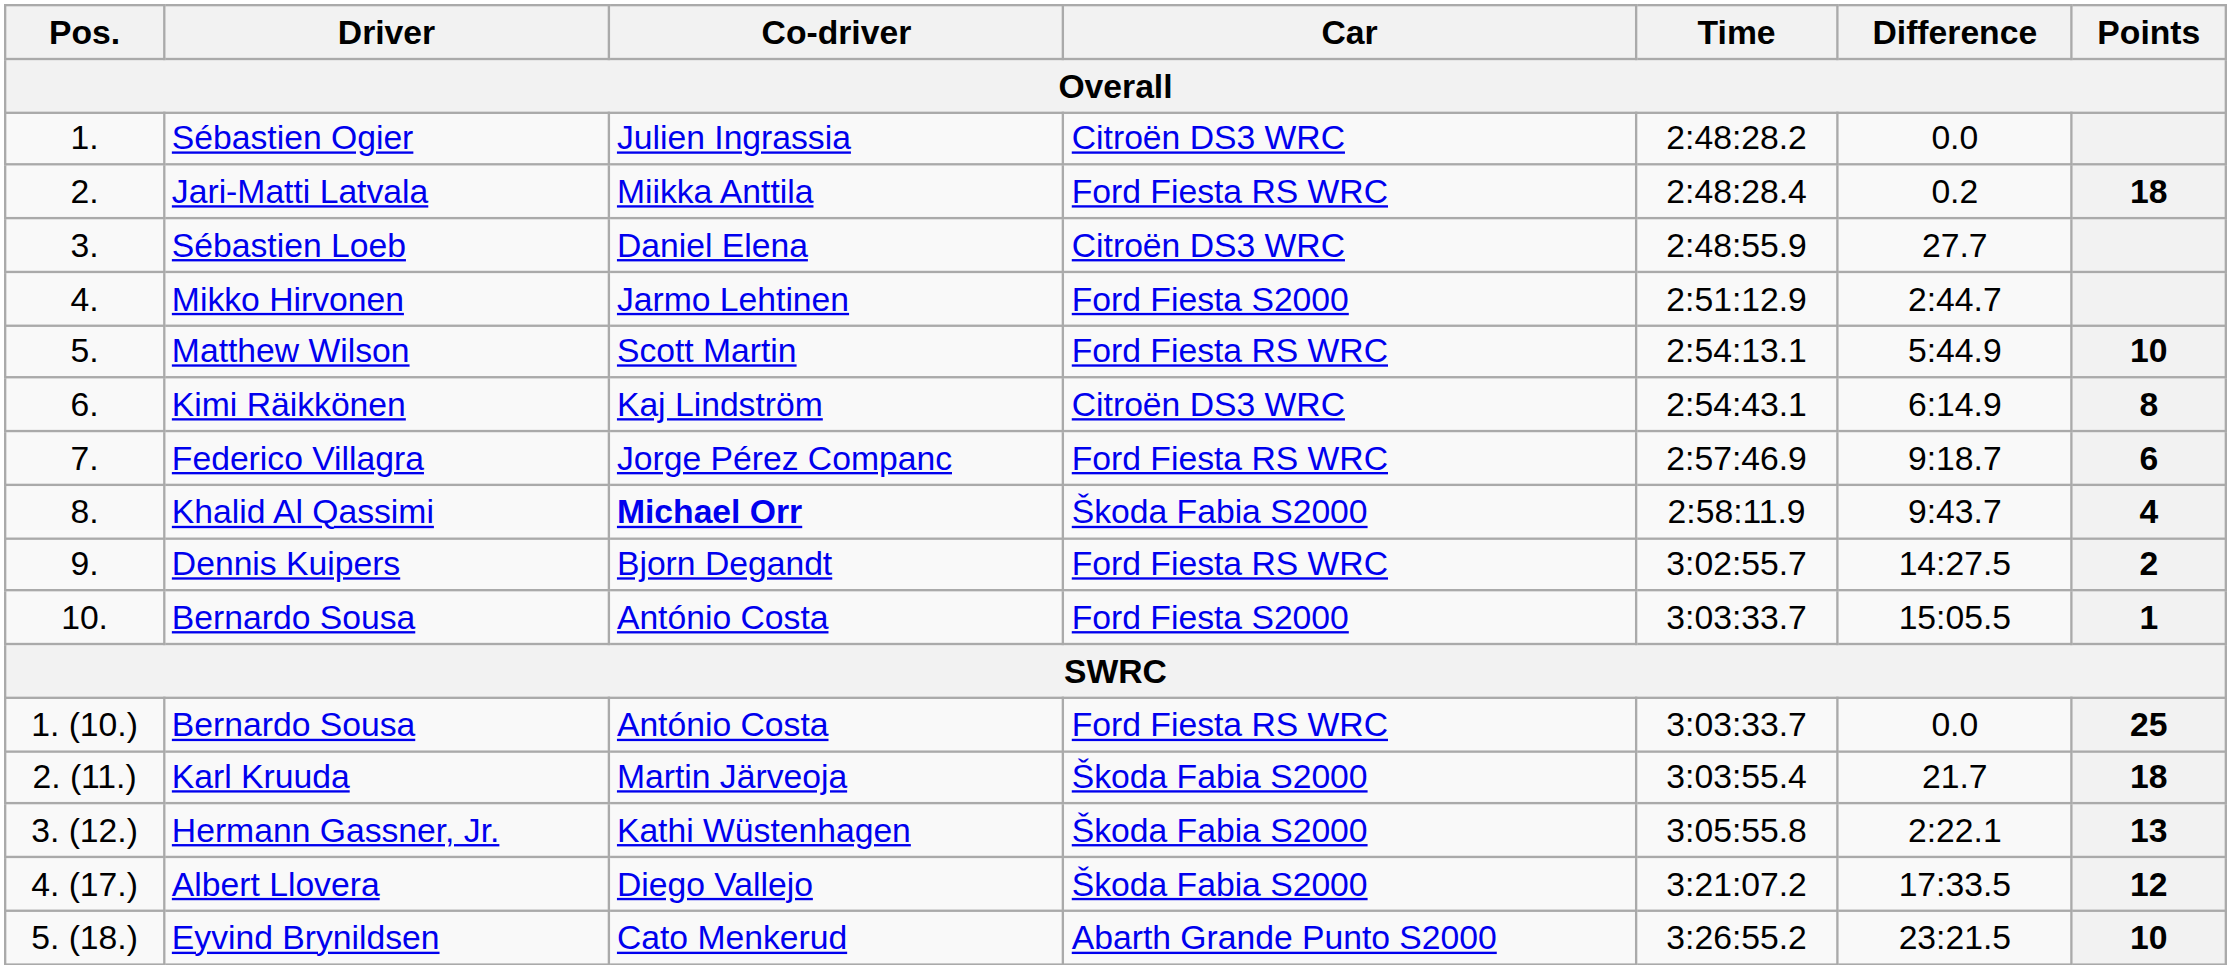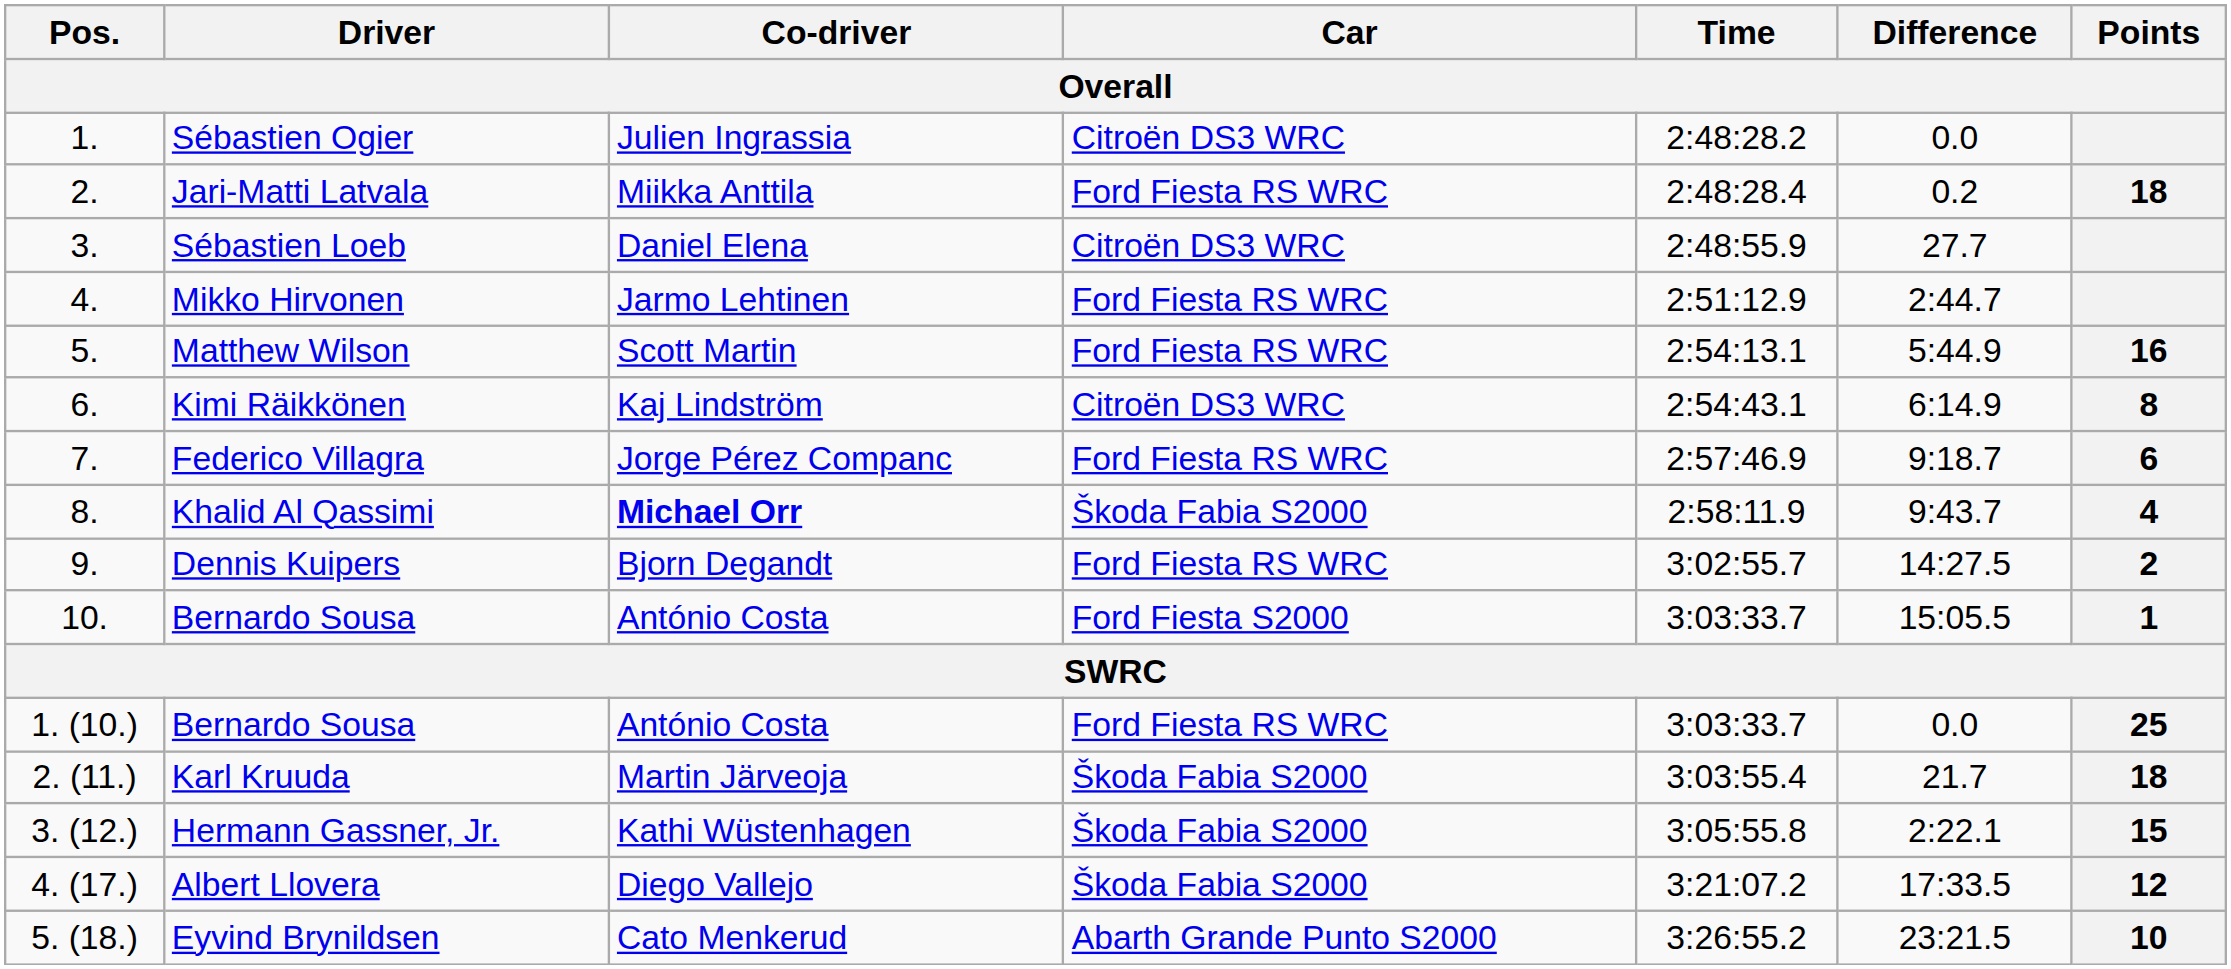(1210, 298) Ford Fiesta S2000 -> (1230, 298) Ford Fiesta RS WRC
(2149, 352) 10 -> (2149, 352) 16
(2149, 831) 13 -> (2149, 831) 15
